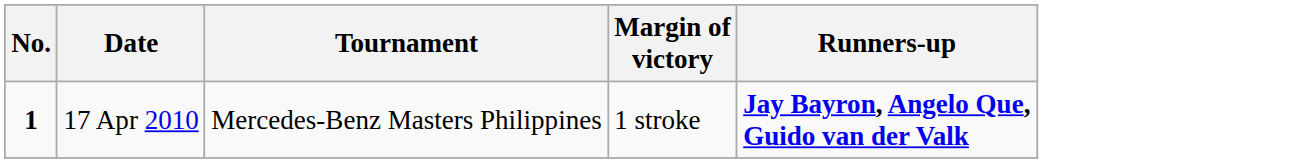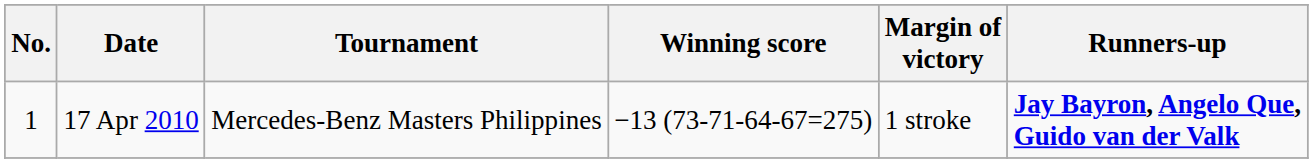+ column: (743, 43)
(31, 119) bold -> (31, 119) normal
